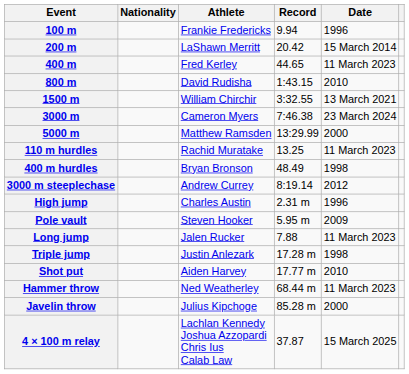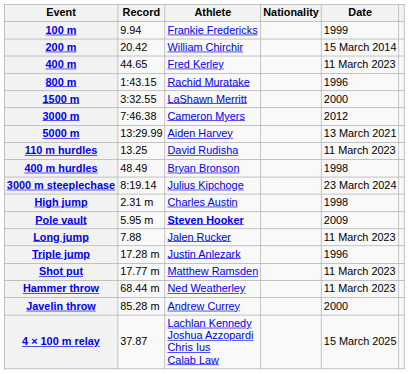columns swapped: (298, 13) <-> (148, 13)
(336, 30) 1996 -> (336, 30) 1999
(220, 47) LaShawn Merritt -> (205, 47) William Chirchir
(216, 82) David Rudisha -> (209, 82) Rachid Muratake
(336, 82) 2010 -> (336, 82) 1996
(219, 99) William Chirchir -> (207, 99) LaShawn Merritt
(360, 99) 13 March 2021 -> (336, 99) 2000
(360, 116) 23 March 2024 -> (336, 116) 2012
(226, 133) Matthew Ramsden -> (200, 133) Aiden Harvey
(336, 133) 2000 -> (360, 133) 13 March 2021
(222, 151) Rachid Muratake -> (203, 151) David Rudisha
(217, 185) Andrew Currey -> (206, 185) Julius Kipchoge
(336, 185) 2012 -> (360, 185) 23 March 2024
(336, 202) 1996 -> (336, 202) 1998
(217, 220) normal -> (206, 220) bold
(336, 254) 1998 -> (336, 254) 1996
(213, 271) Aiden Harvey -> (213, 271) Matthew Ramsden
(336, 271) 2010 -> (360, 271) 11 March 2023
(219, 306) Julius Kipchoge -> (204, 306) Andrew Currey
